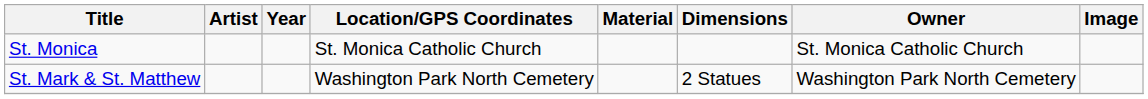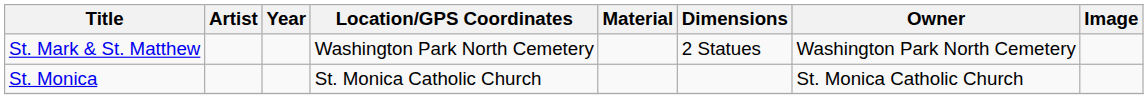rows swapped: (53, 49) <-> (105, 78)
